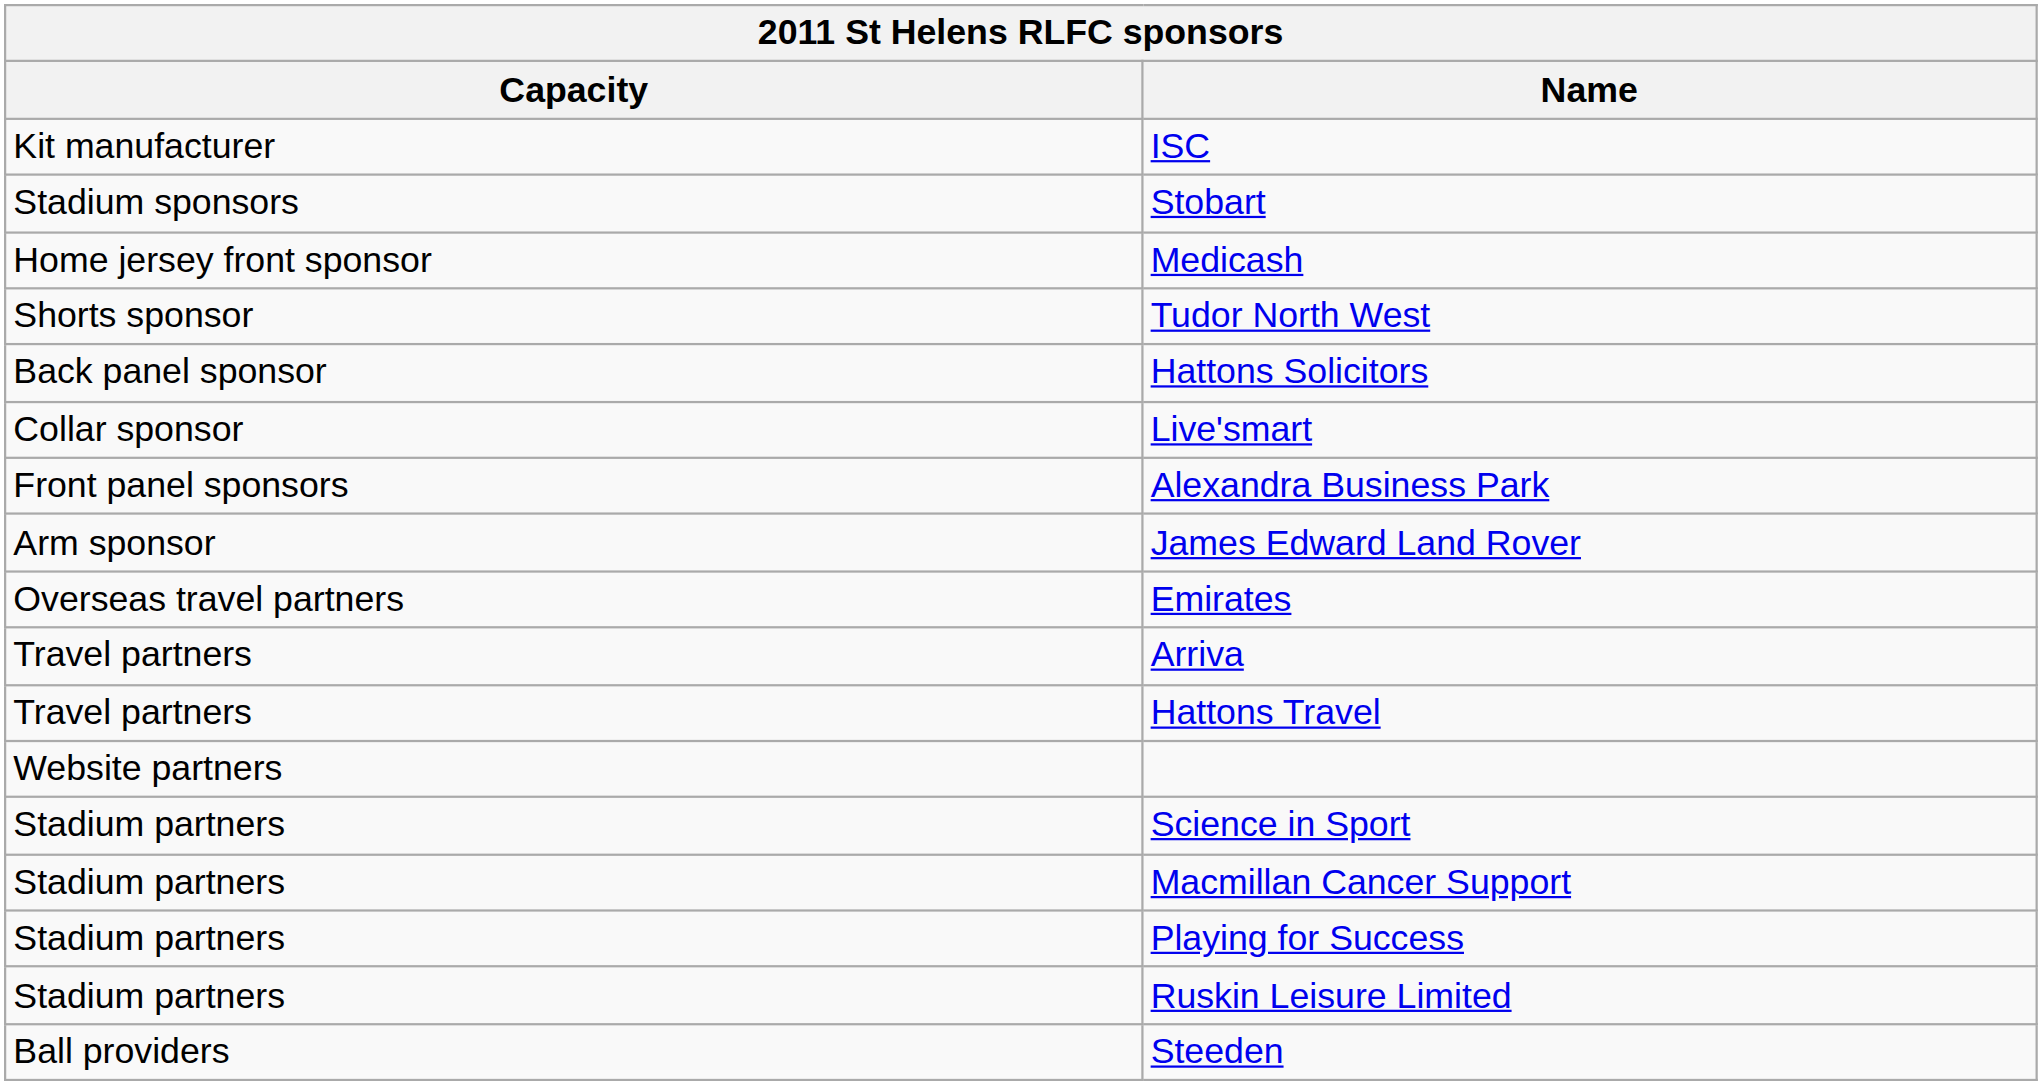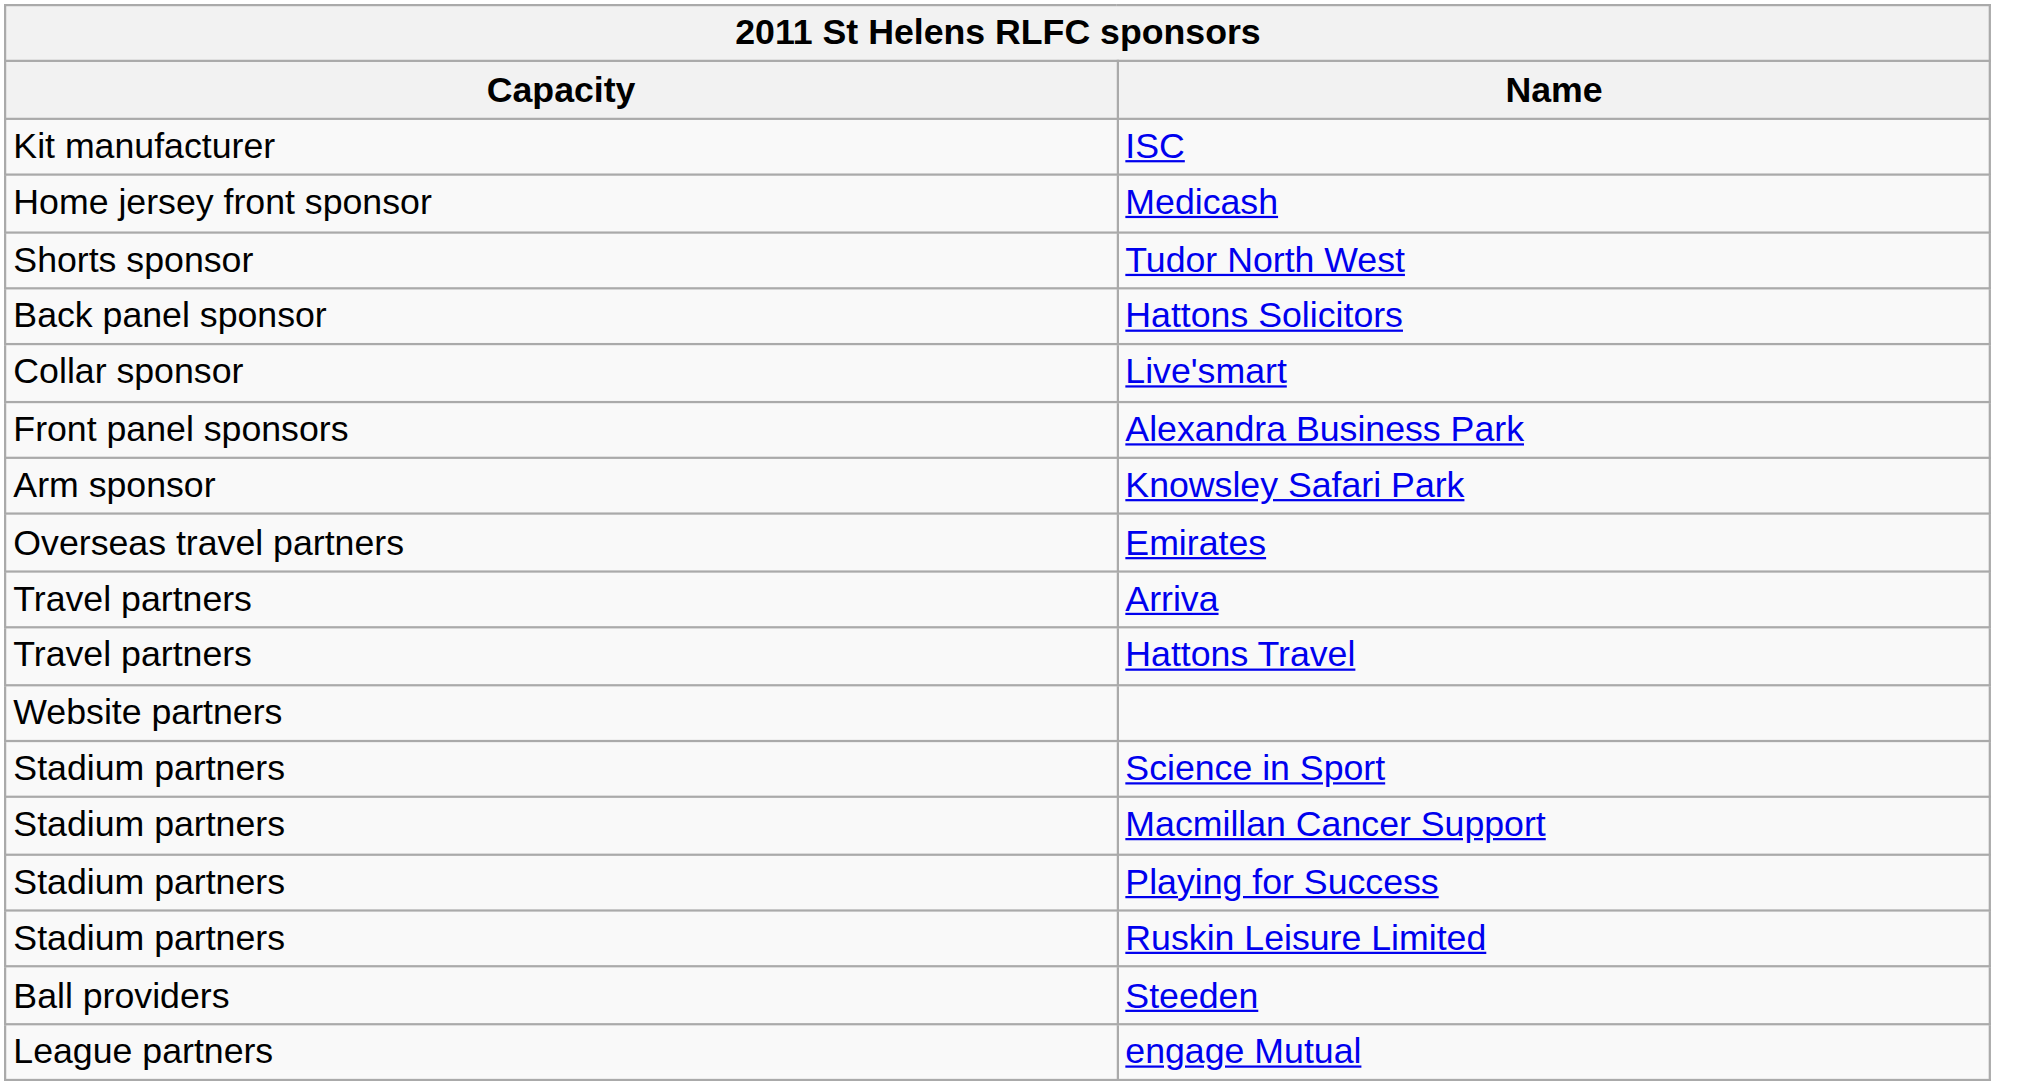- row: (1208, 202)
- row: (1366, 542)
+ row: (1295, 485)
+ row: (1243, 1051)
